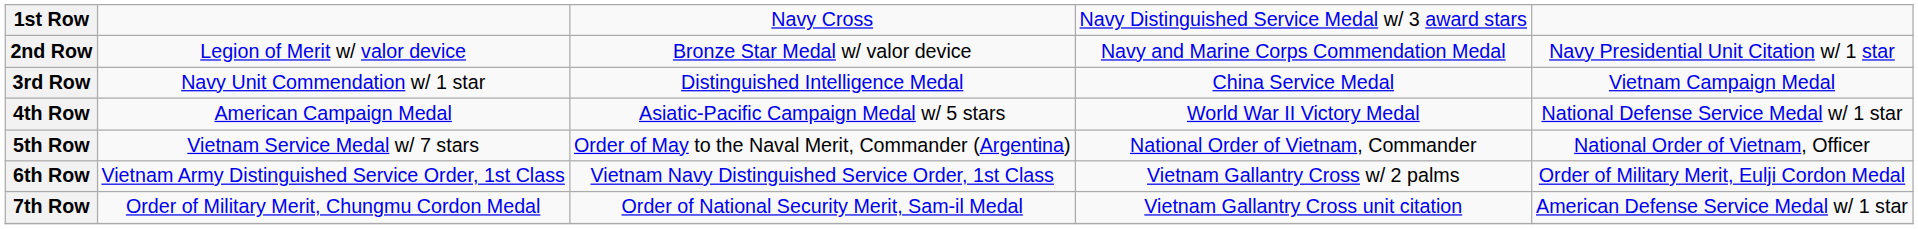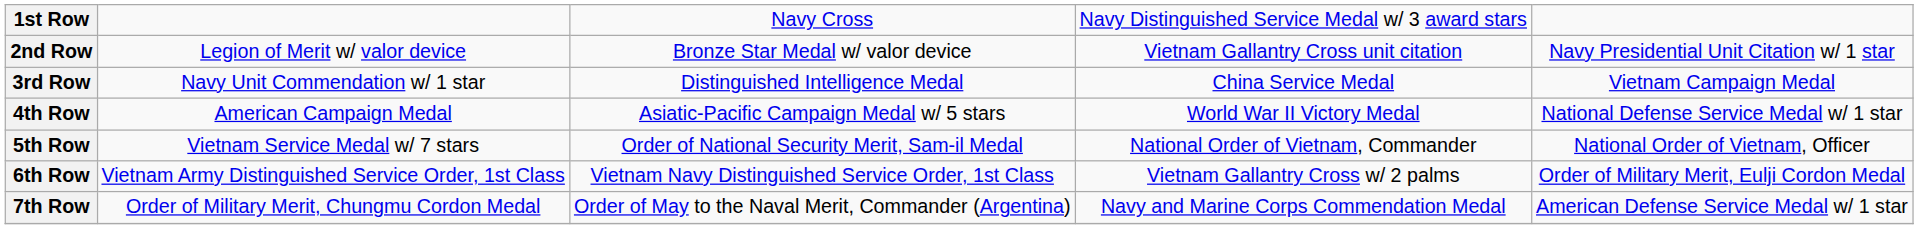(1303, 51) Navy and Marine Corps Commendation Medal -> (1303, 51) Vietnam Gallantry Cross unit citation
(822, 144) Order of May to the Naval Merit, Commander (Argentina) -> (822, 144) Order of National Security Merit, Sam-il Medal
(822, 207) Order of National Security Merit, Sam-il Medal -> (822, 207) Order of May to the Naval Merit, Commander (Argentina)
(1303, 207) Vietnam Gallantry Cross unit citation -> (1303, 207) Navy and Marine Corps Commendation Medal
